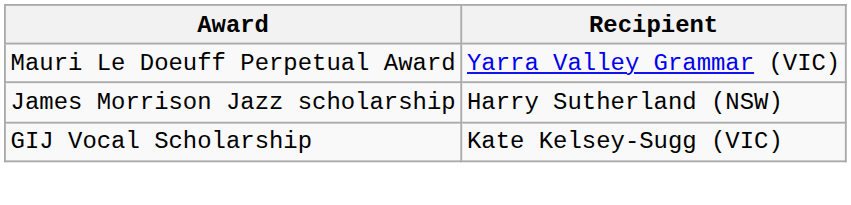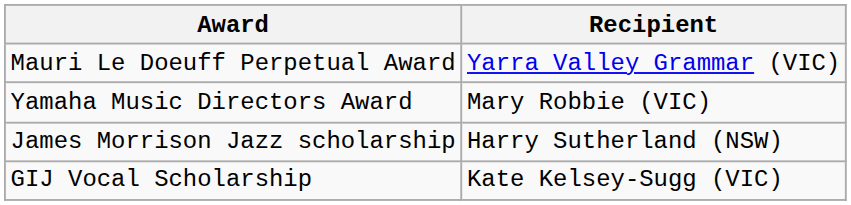+ row: (212, 102)
